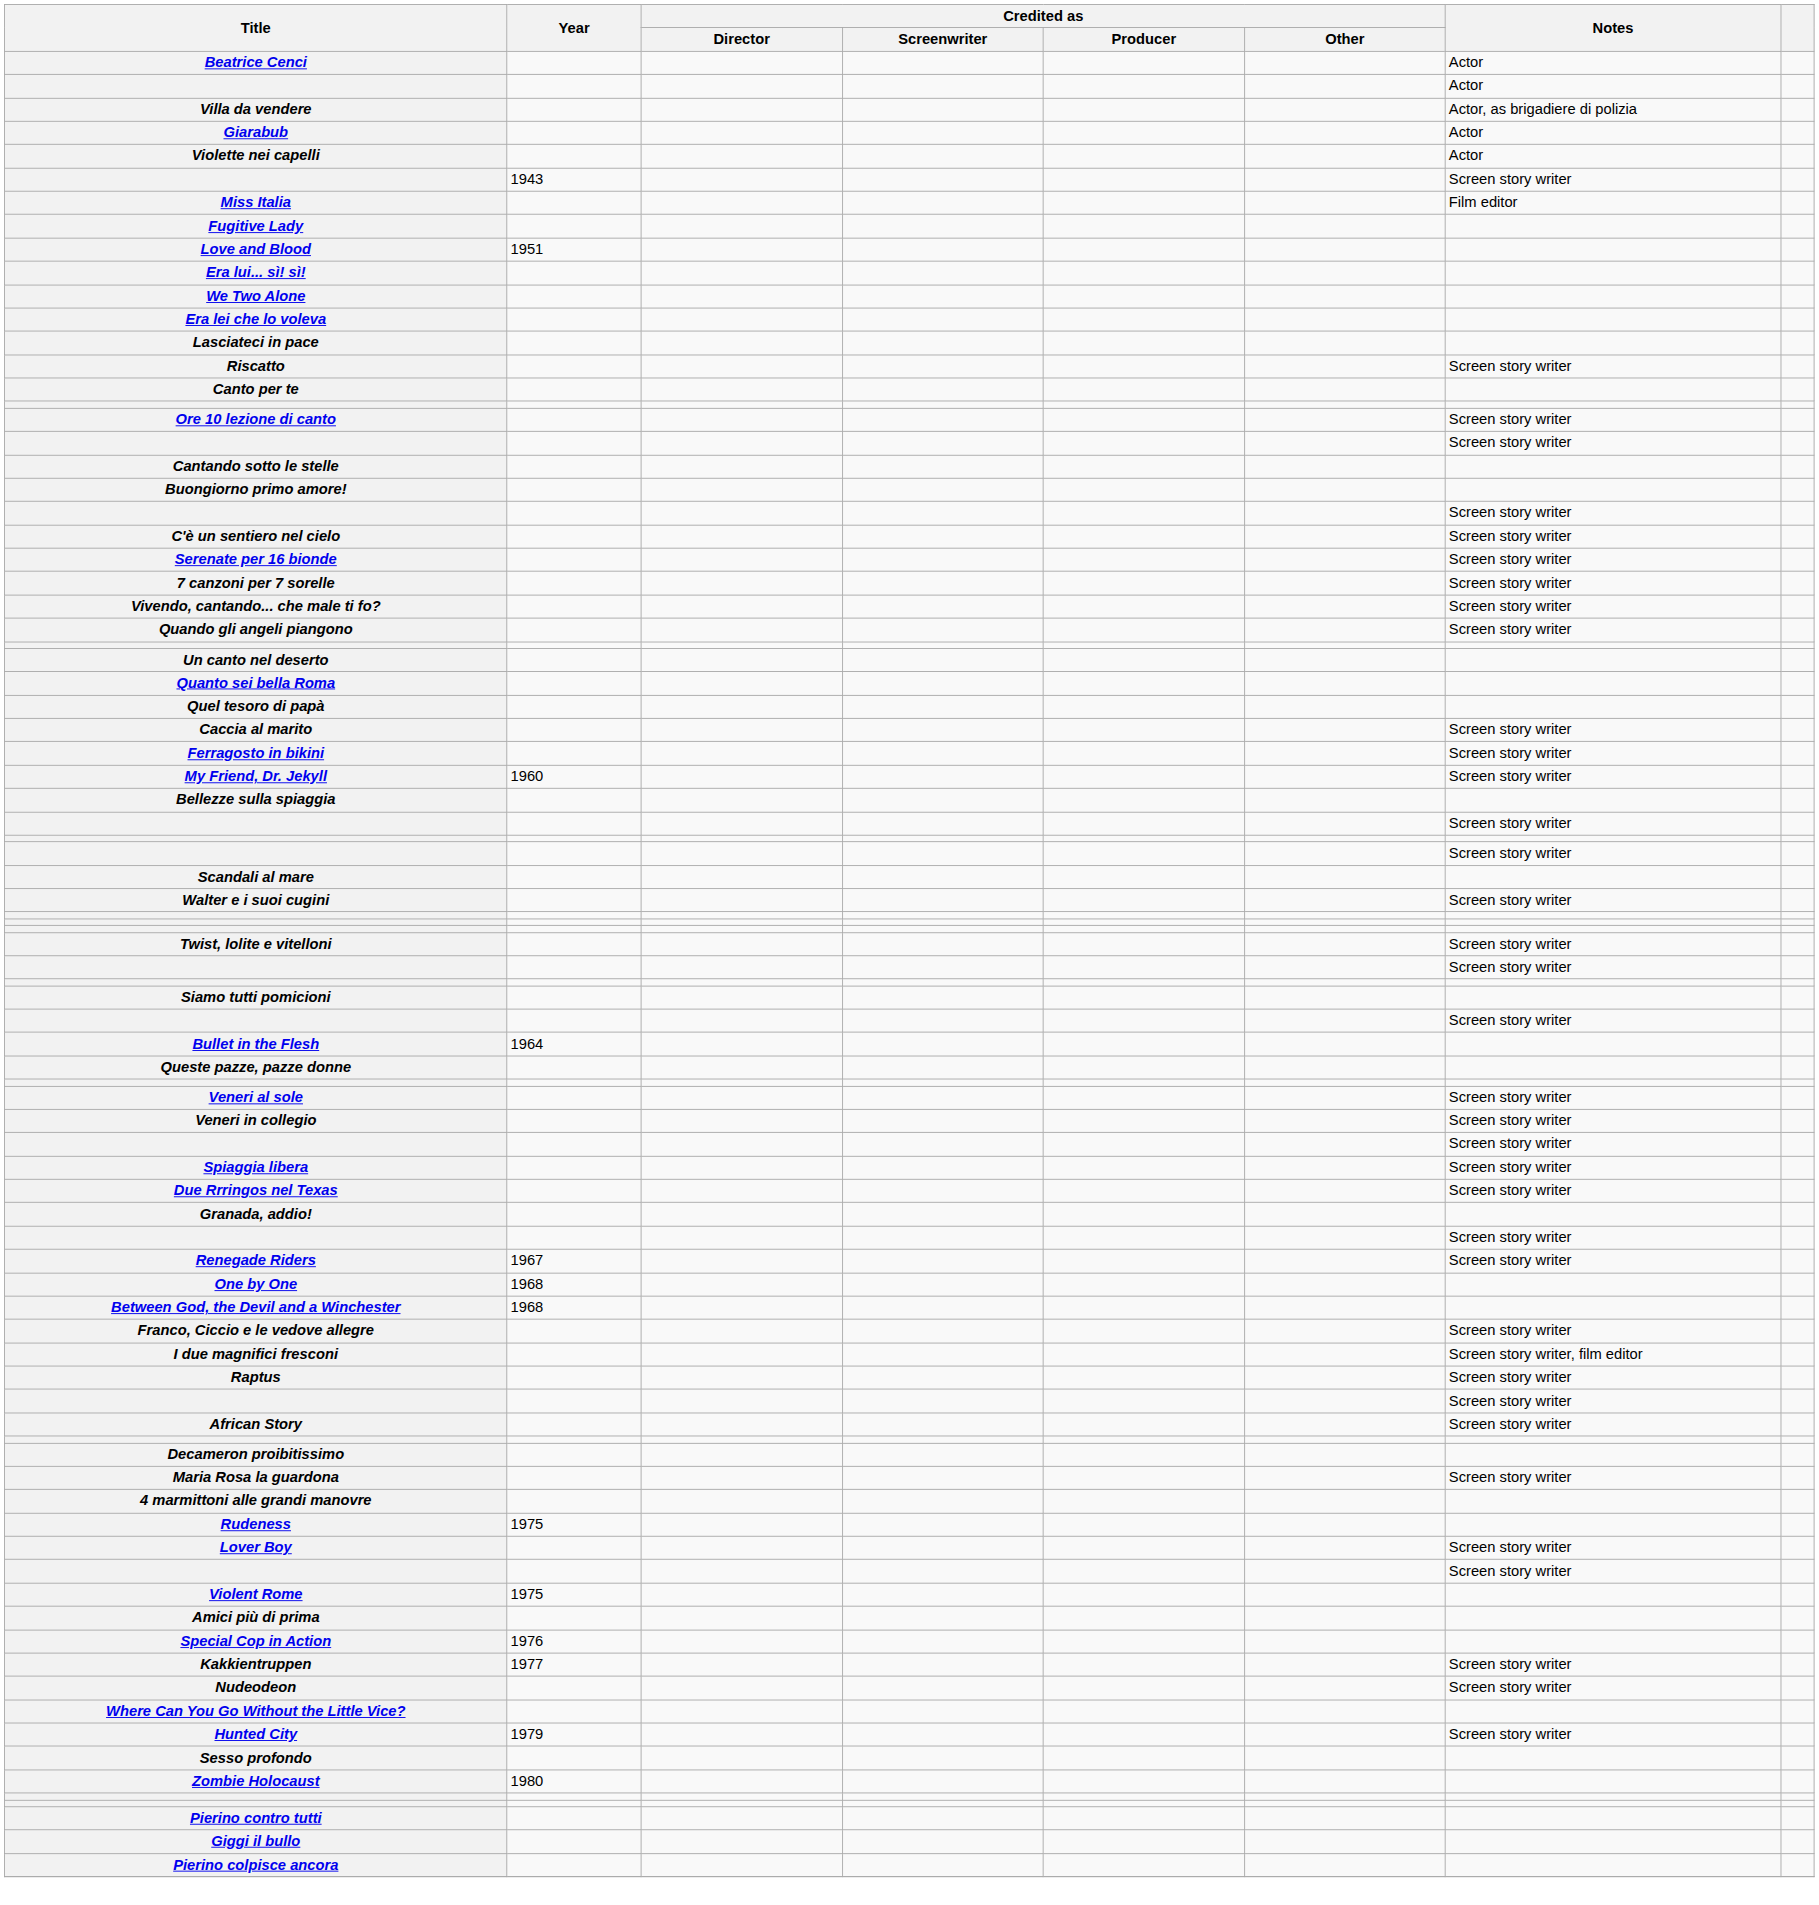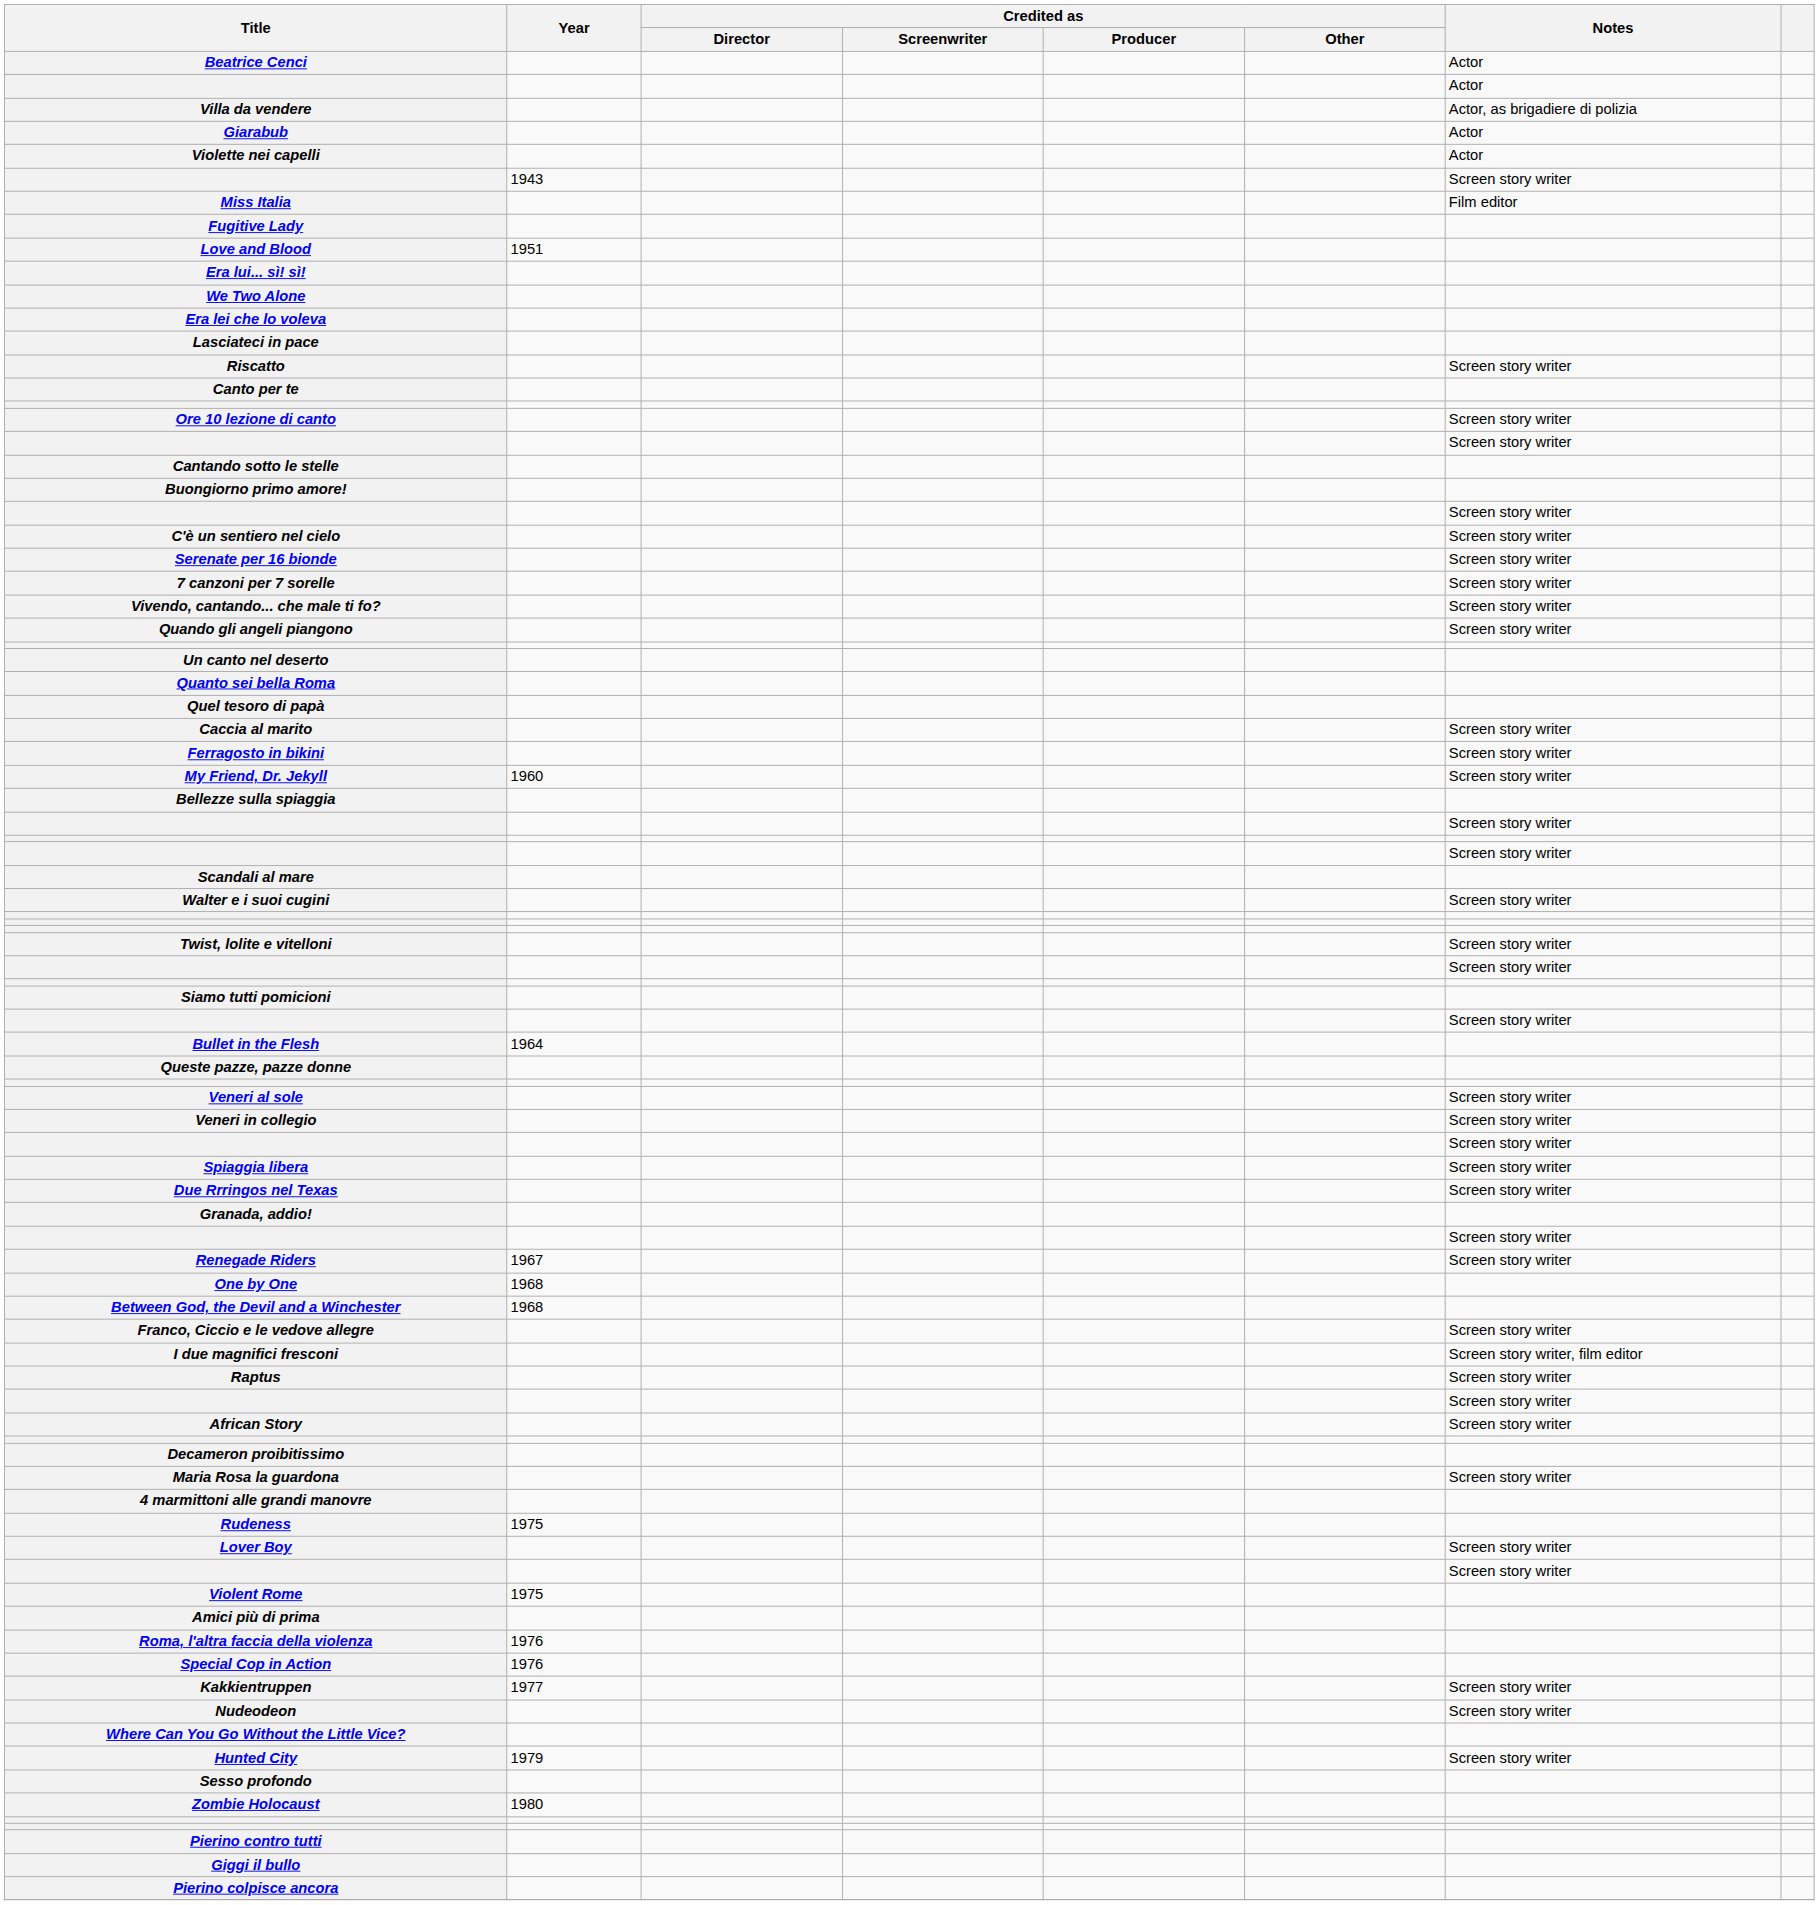+ row: (256, 1641)
